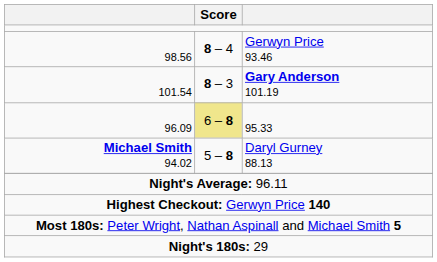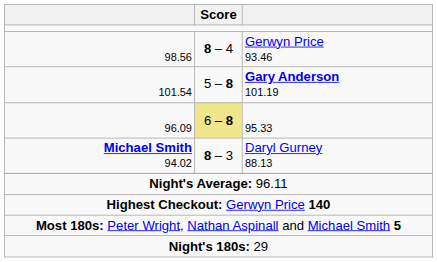(218, 84) 8 – 3 -> (218, 84) 5 – 8
(218, 155) 5 – 8 -> (218, 155) 8 – 3
